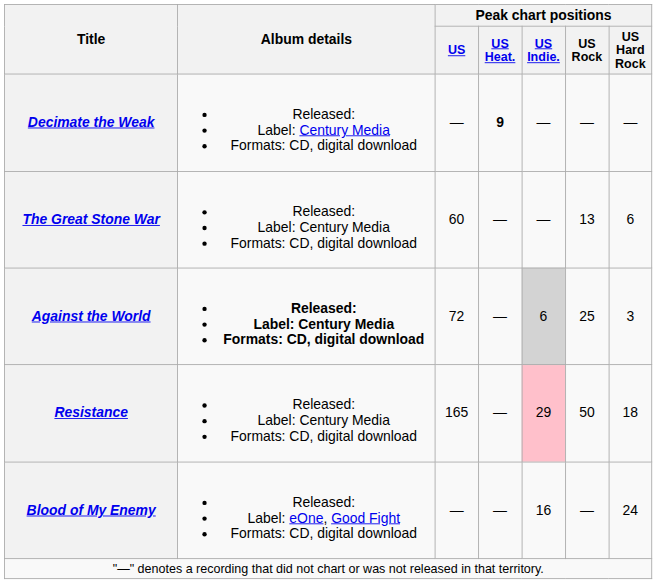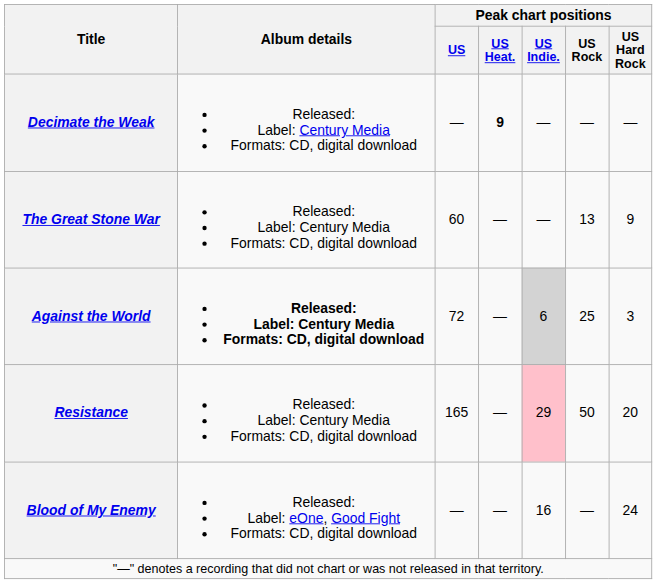(630, 219) 6 -> (630, 219) 9
(630, 413) 18 -> (630, 413) 20
